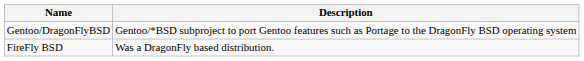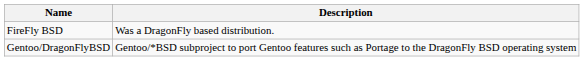rows swapped: (59, 30) <-> (35, 47)
